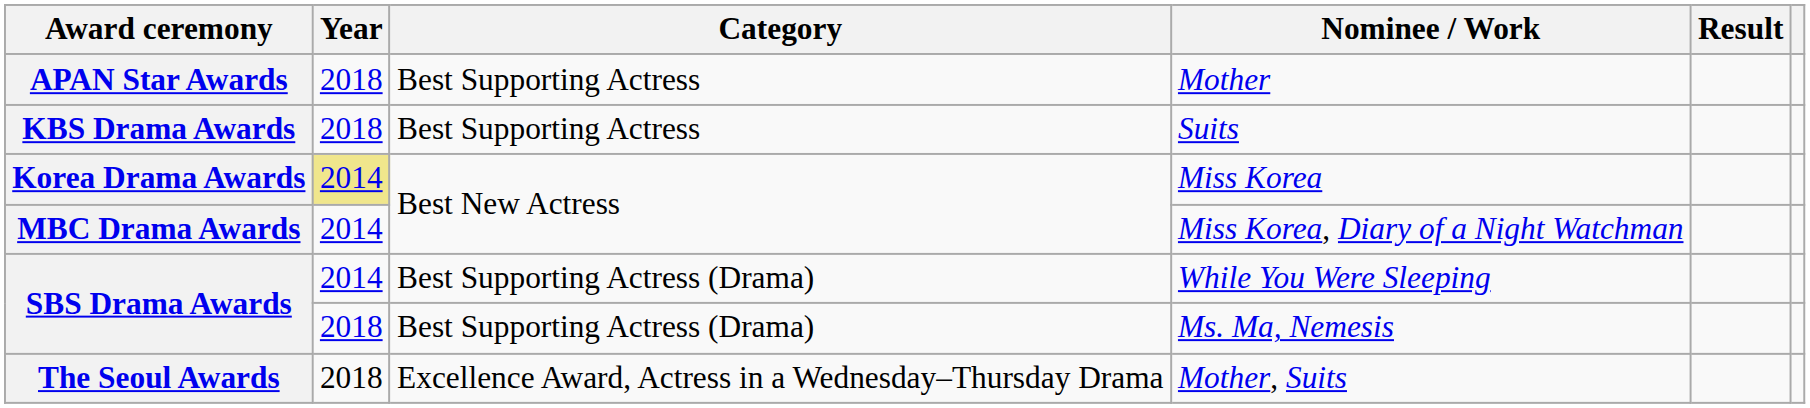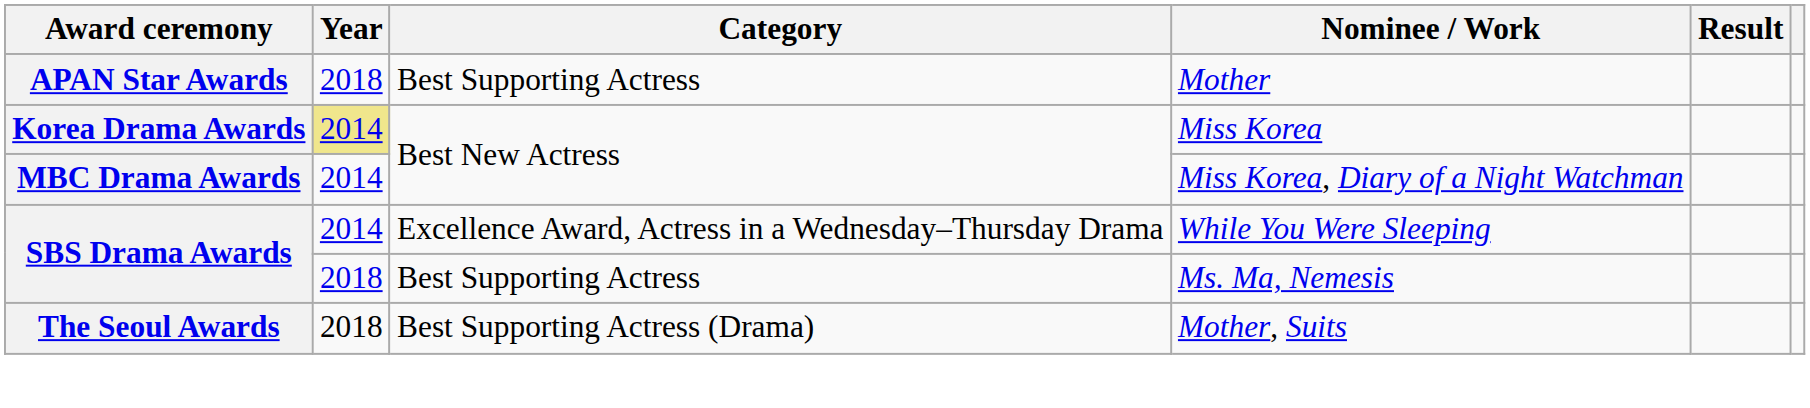- row: (1208, 128)
(606, 278) Best Supporting Actress (Drama) -> (780, 228) Excellence Award, Actress in a Wednesday–Thursday Drama
(606, 327) Best Supporting Actress (Drama) -> (549, 278) Best Supporting Actress
(780, 377) Excellence Award, Actress in a Wednesday–Thursday Drama -> (606, 327) Best Supporting Actress (Drama)
